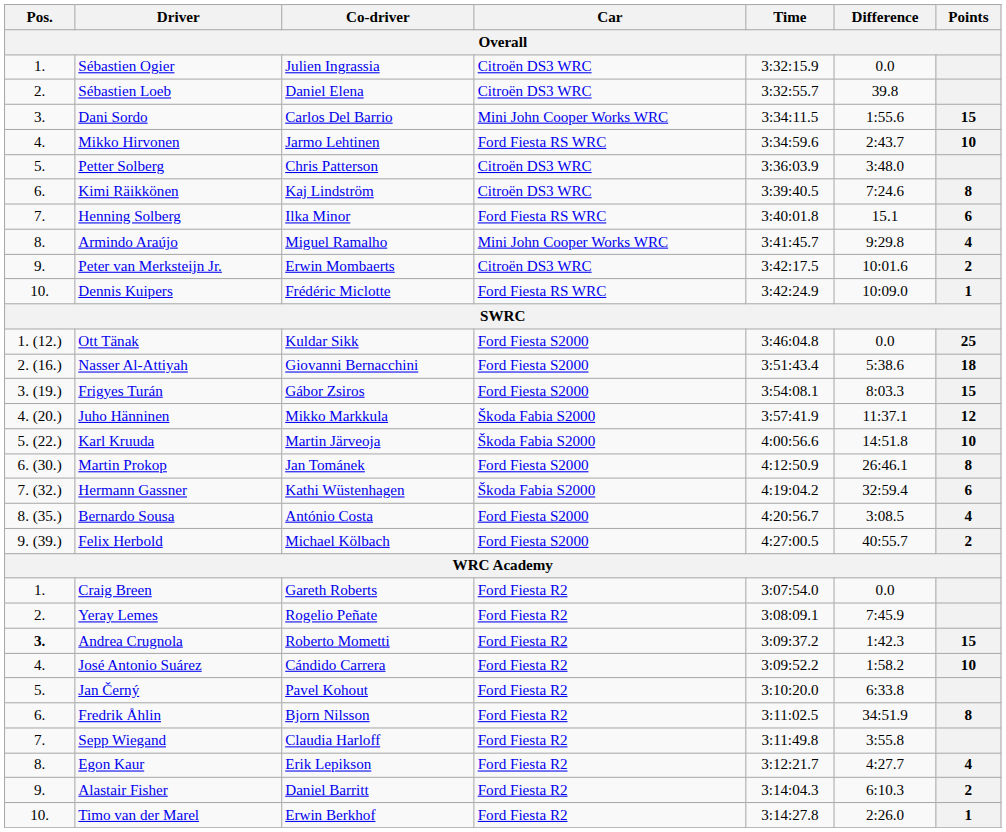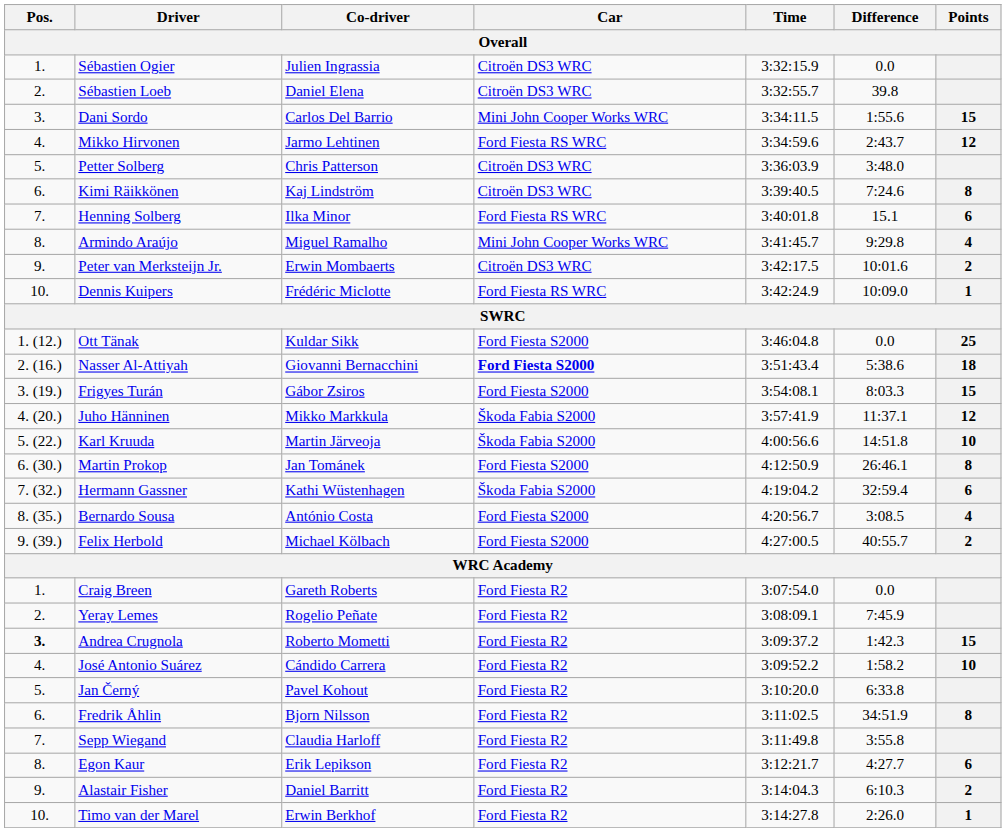(968, 142) 10 -> (968, 142) 12
(533, 366) normal -> (536, 366) bold
(968, 765) 4 -> (968, 765) 6
